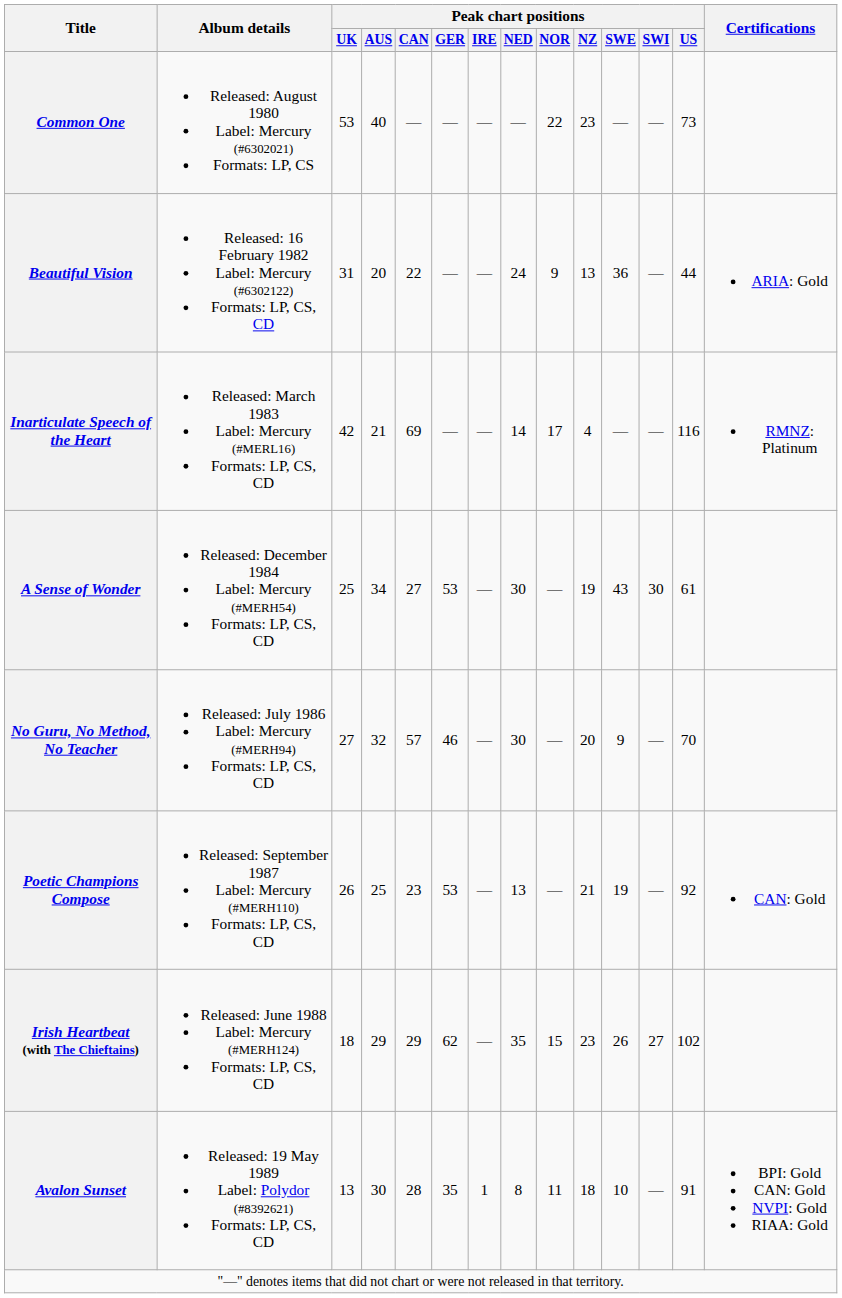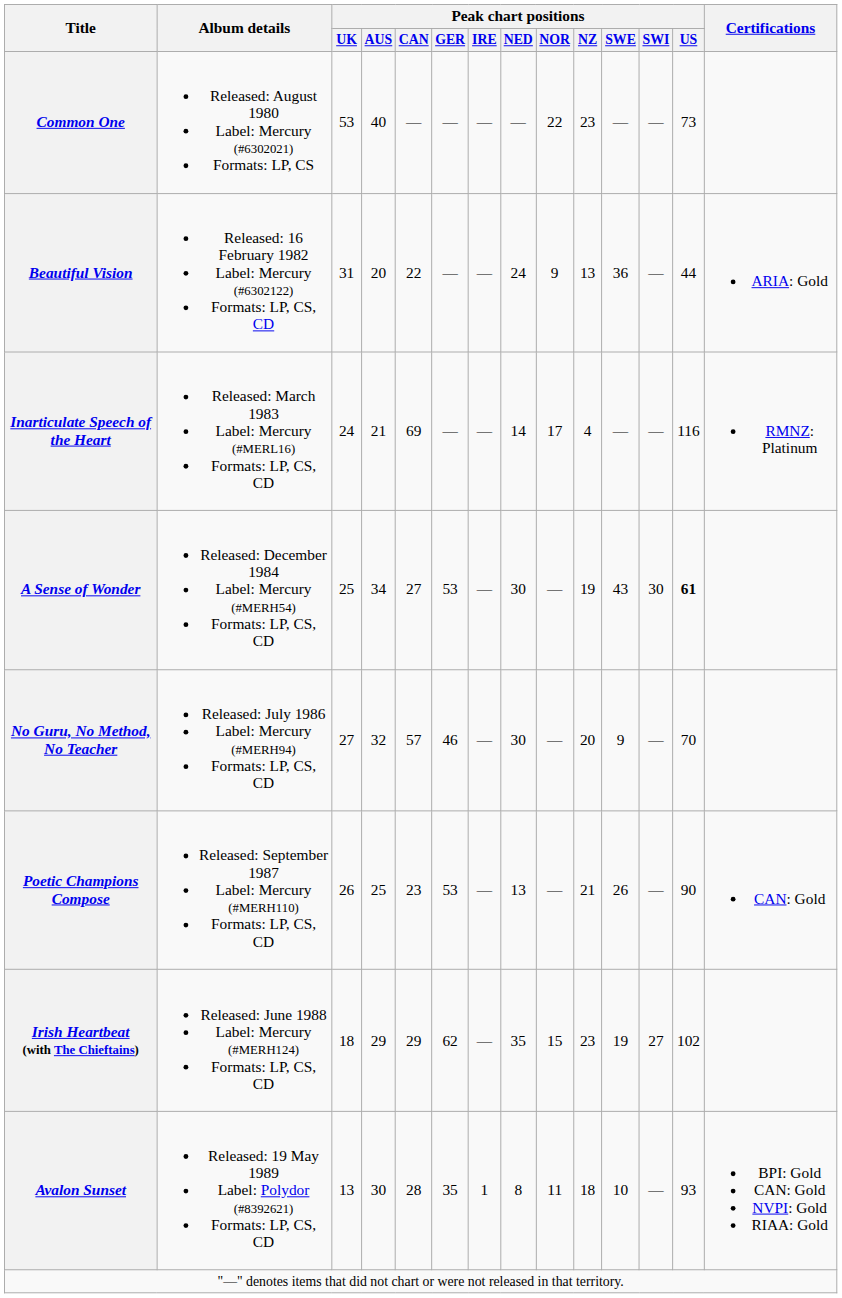(347, 431) 42 -> (347, 431) 24
(688, 590) normal -> (688, 590) bold
(620, 890) 19 -> (620, 890) 26
(688, 890) 92 -> (688, 890) 90
(620, 1040) 26 -> (620, 1040) 19
(688, 1190) 91 -> (688, 1190) 93
